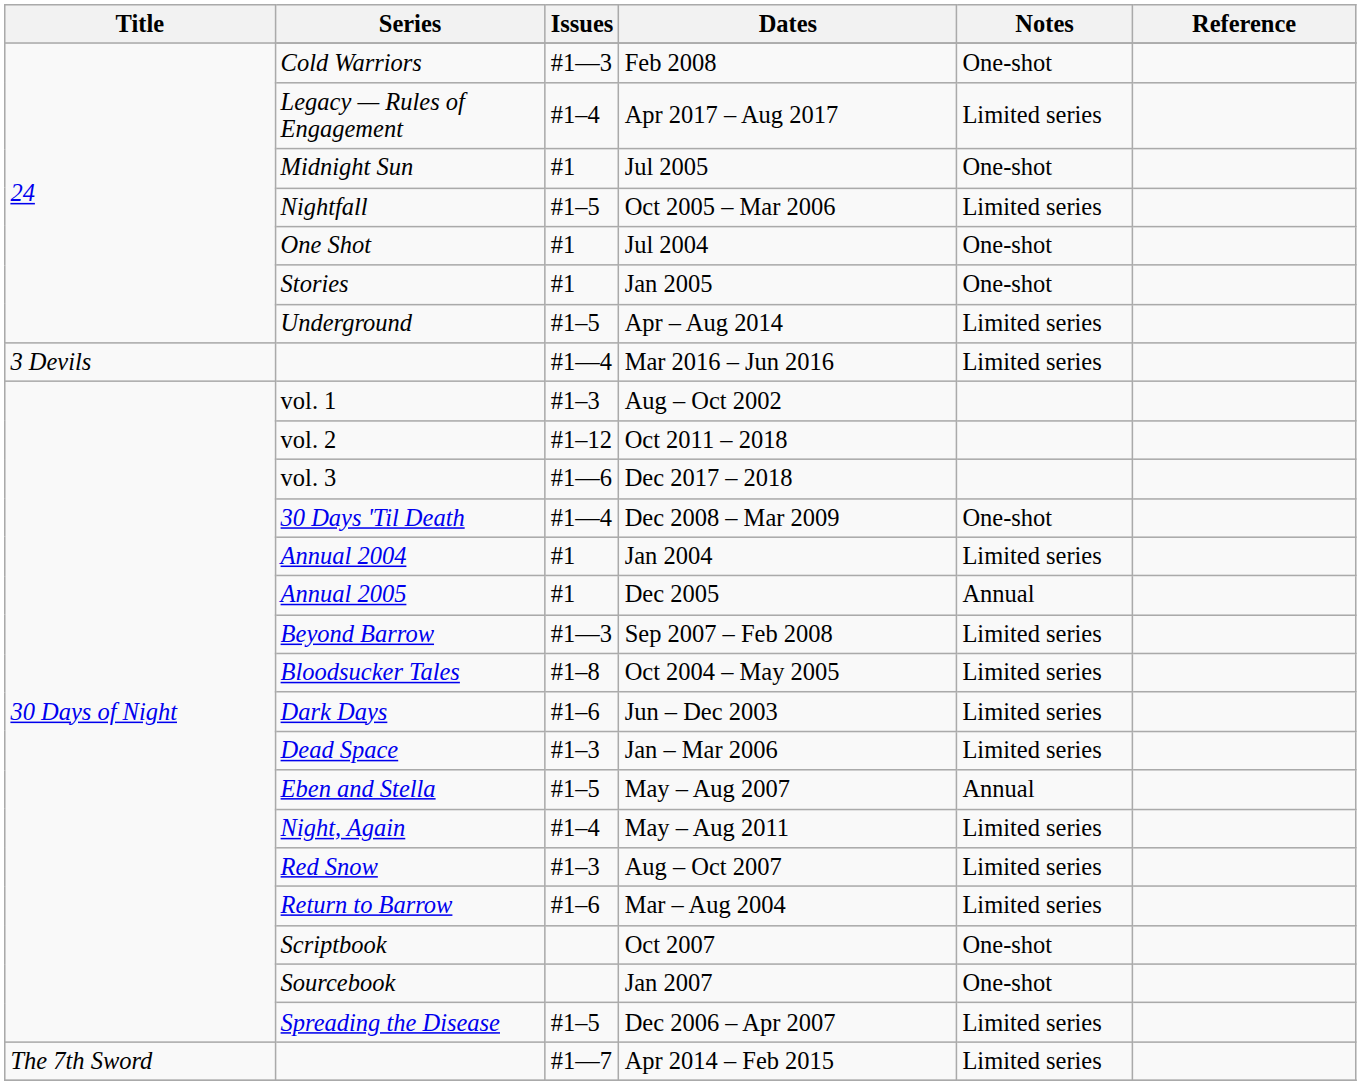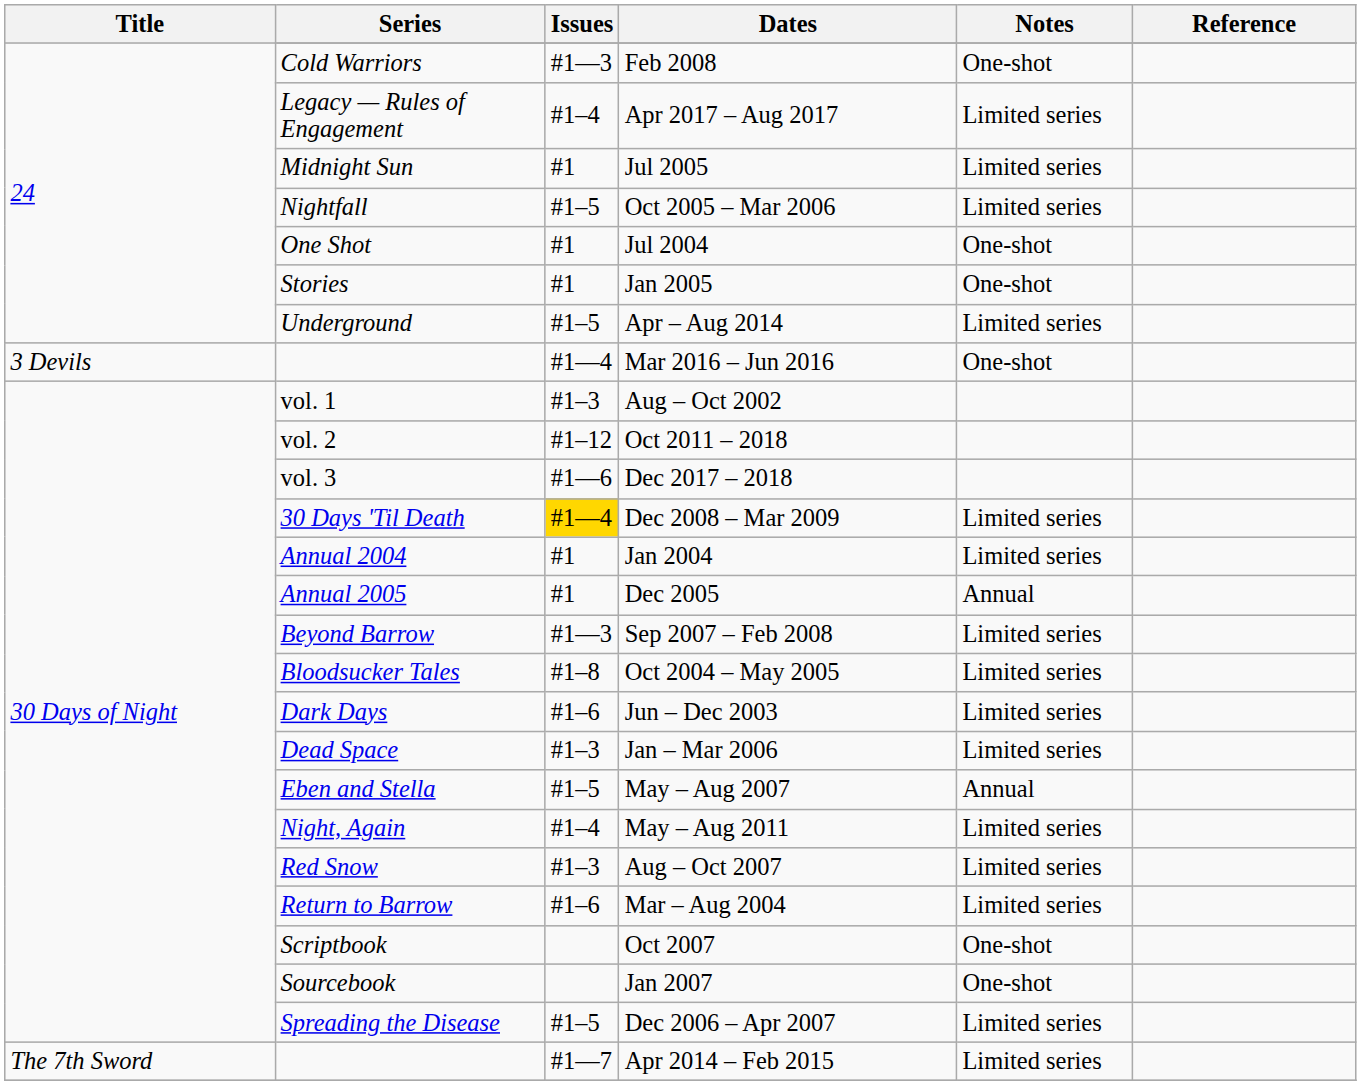(1007, 167) One-shot -> (1032, 167) Limited series
(1032, 362) Limited series -> (1007, 362) One-shot
(581, 517) no background -> (581, 517) gold background
(1007, 517) One-shot -> (1032, 517) Limited series
